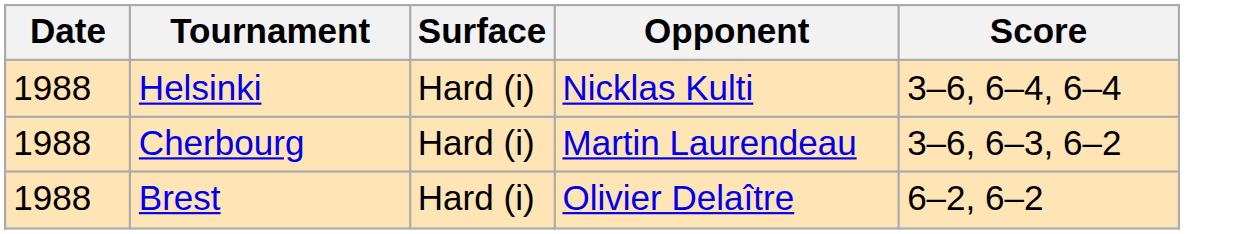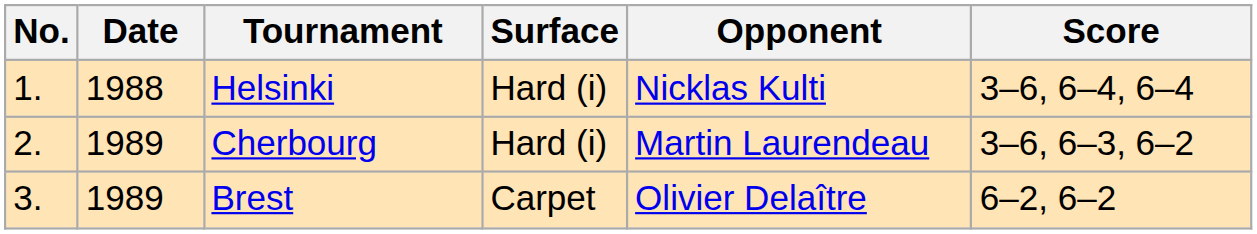+ column: (41, 32)
(52, 143) 1988 -> (125, 143) 1989
(52, 198) 1988 -> (125, 198) 1989
(476, 198) Hard (i) -> (543, 198) Carpet
